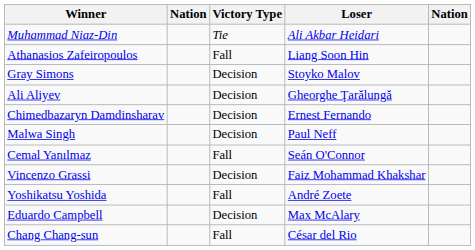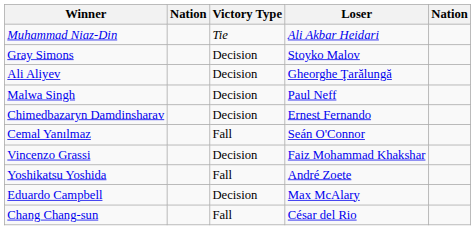- row: (72, 54)
rows swapped: (41, 134) <-> (86, 114)
